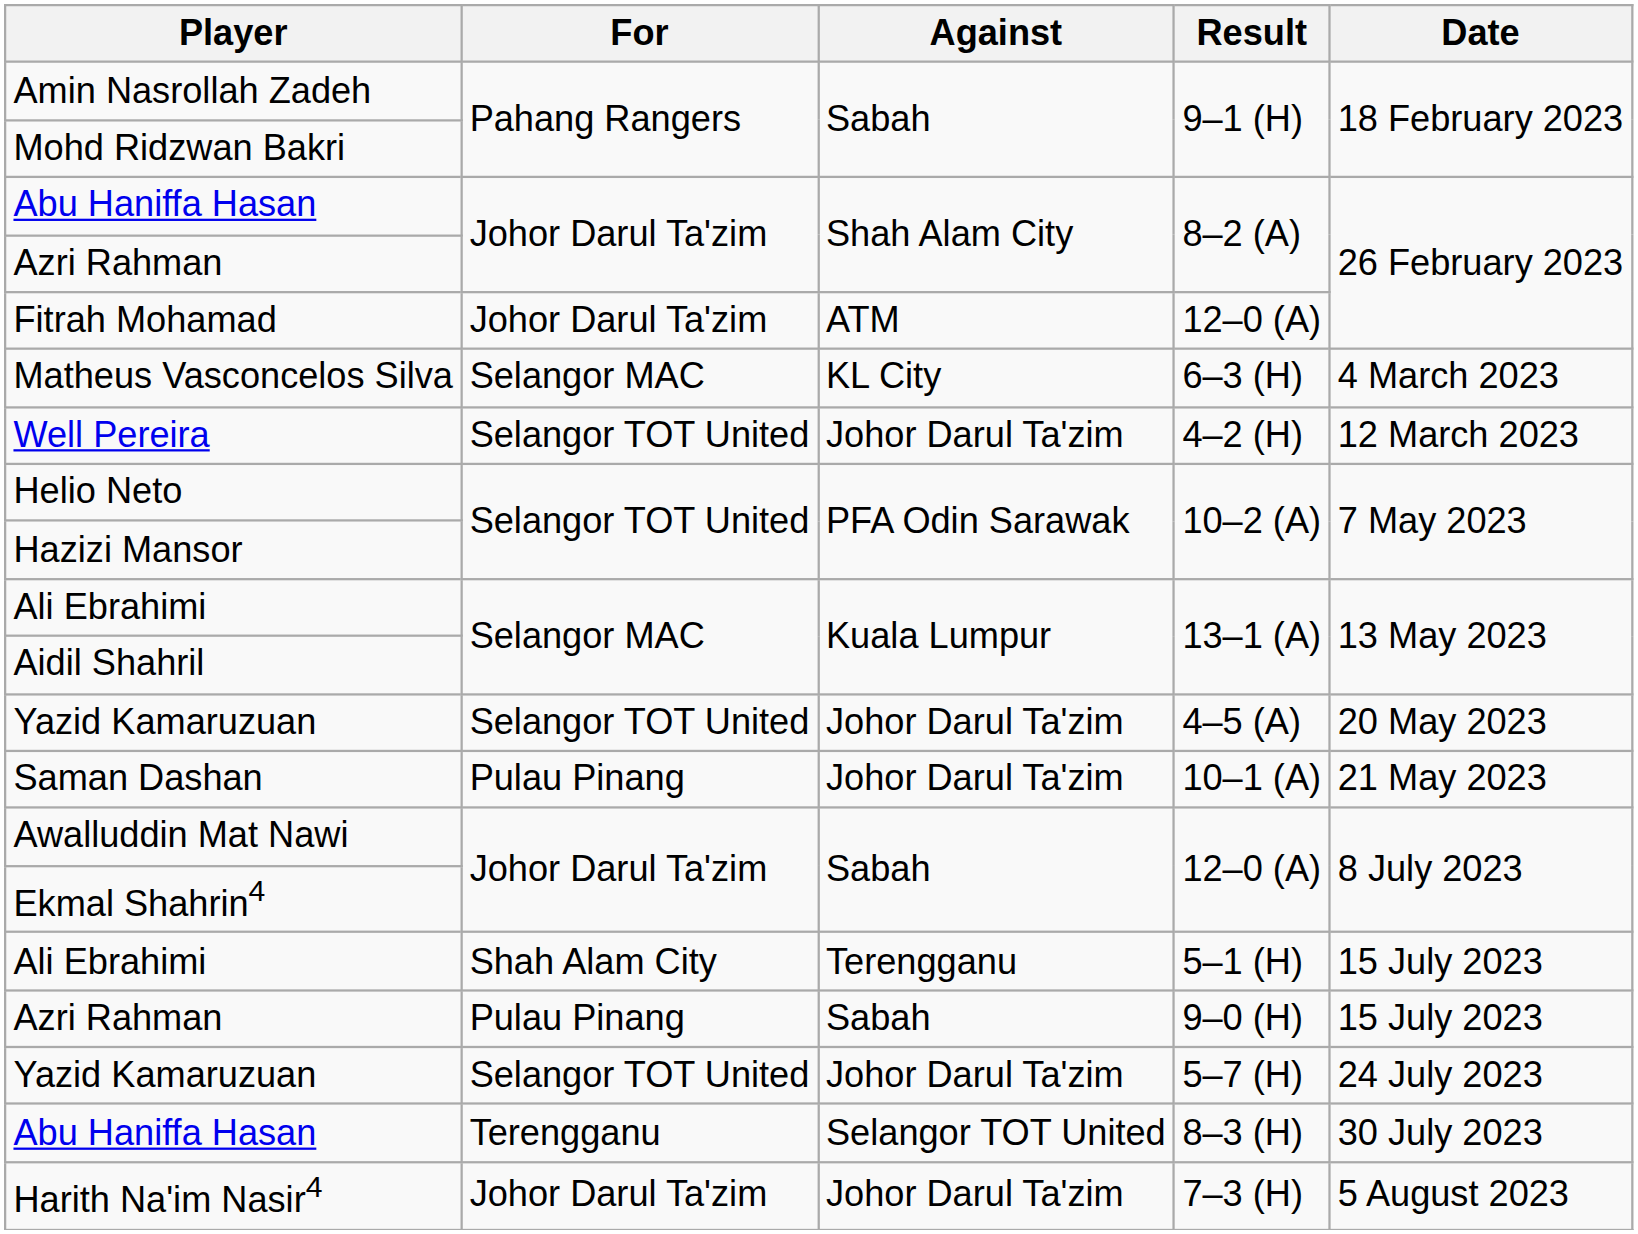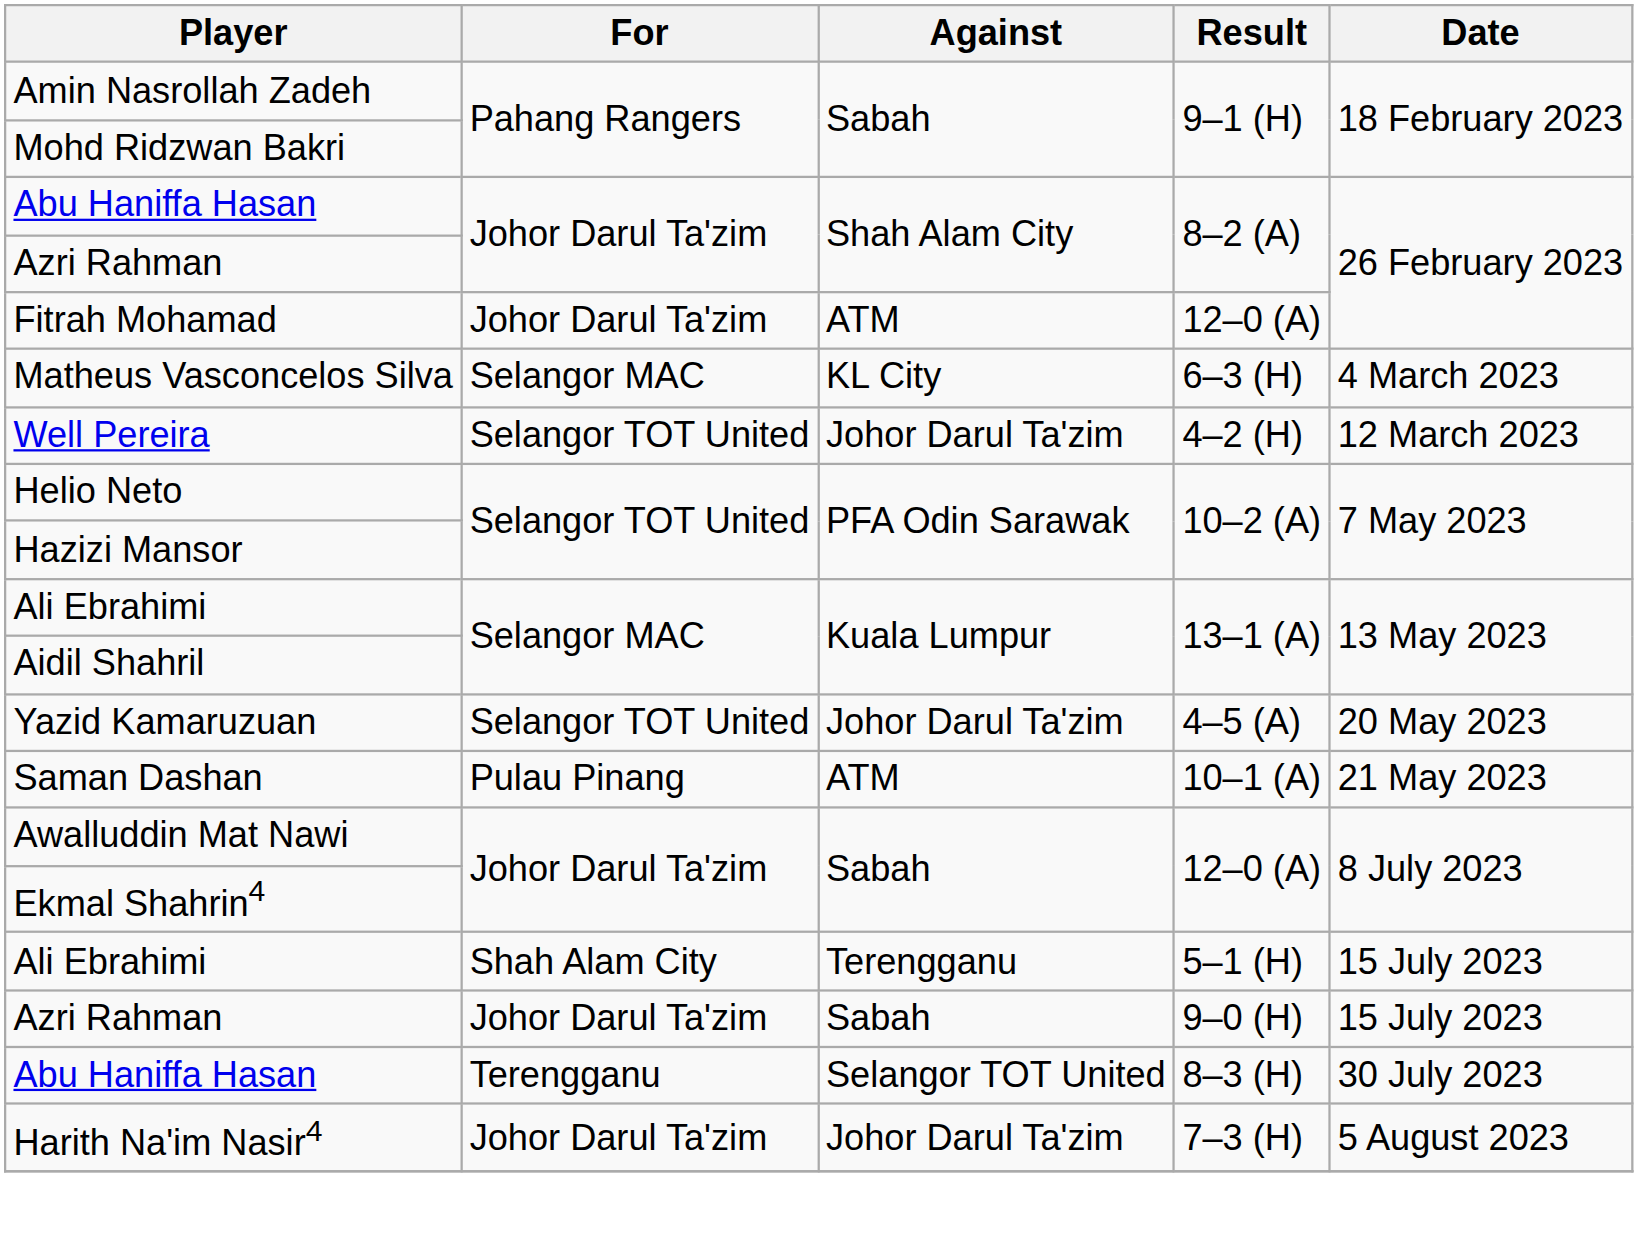(975, 778) Johor Darul Ta'zim -> (863, 778) ATM
(577, 1017) Pulau Pinang -> (618, 1017) Johor Darul Ta'zim
- row: (165, 1075)
